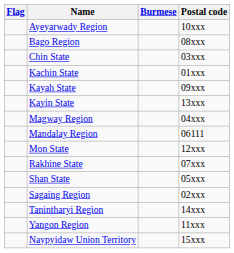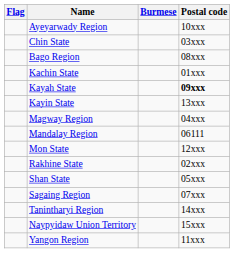rows swapped: (54, 42) <-> (49, 57)
(193, 88) normal -> (193, 88) bold
(193, 164) 07xxx -> (193, 164) 02xxx
(193, 194) 02xxx -> (193, 194) 07xxx
rows swapped: (59, 225) <-> (83, 240)
